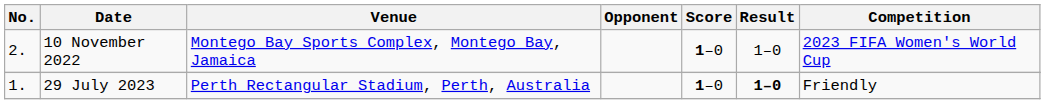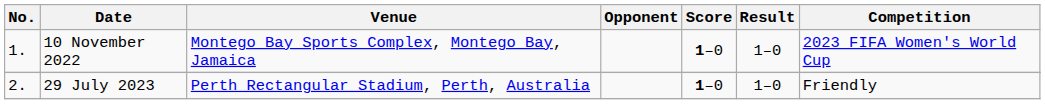(18, 51) 2. -> (18, 51) 1.
(18, 85) 1. -> (18, 85) 2.
(767, 85) bold -> (767, 85) normal
